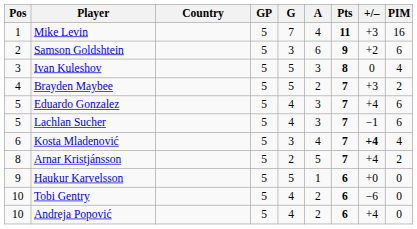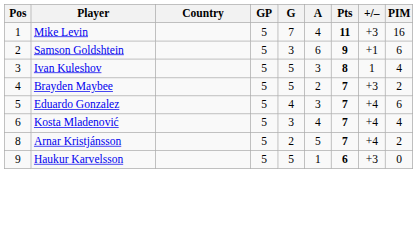(372, 50) +2 -> (372, 50) +1
(372, 68) 0 -> (372, 68) 1
- row: (70, 123)
(372, 141) bold -> (372, 123) normal
(372, 178) +0 -> (372, 159) +3
- row: (62, 196)
- row: (73, 214)
